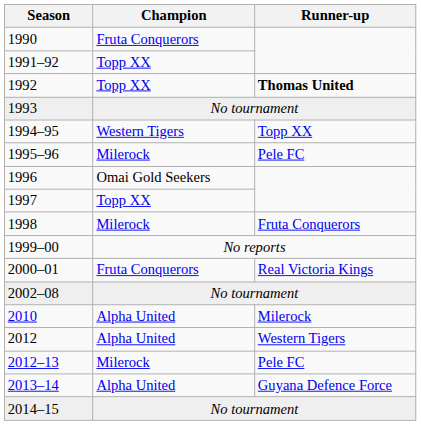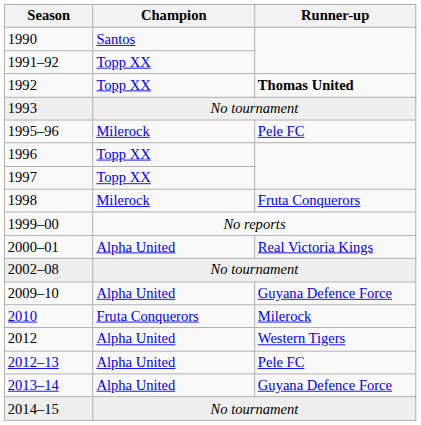(148, 39) Fruta Conquerors -> (116, 39) Santos
- row: (33, 131)
(153, 177) Omai Gold Seekers -> (124, 154) Topp XX
(148, 270) Fruta Conquerors -> (136, 246) Alpha United
+ row: (33, 293)
(136, 316) Alpha United -> (148, 316) Fruta Conquerors
(123, 362) Milerock -> (136, 362) Alpha United
